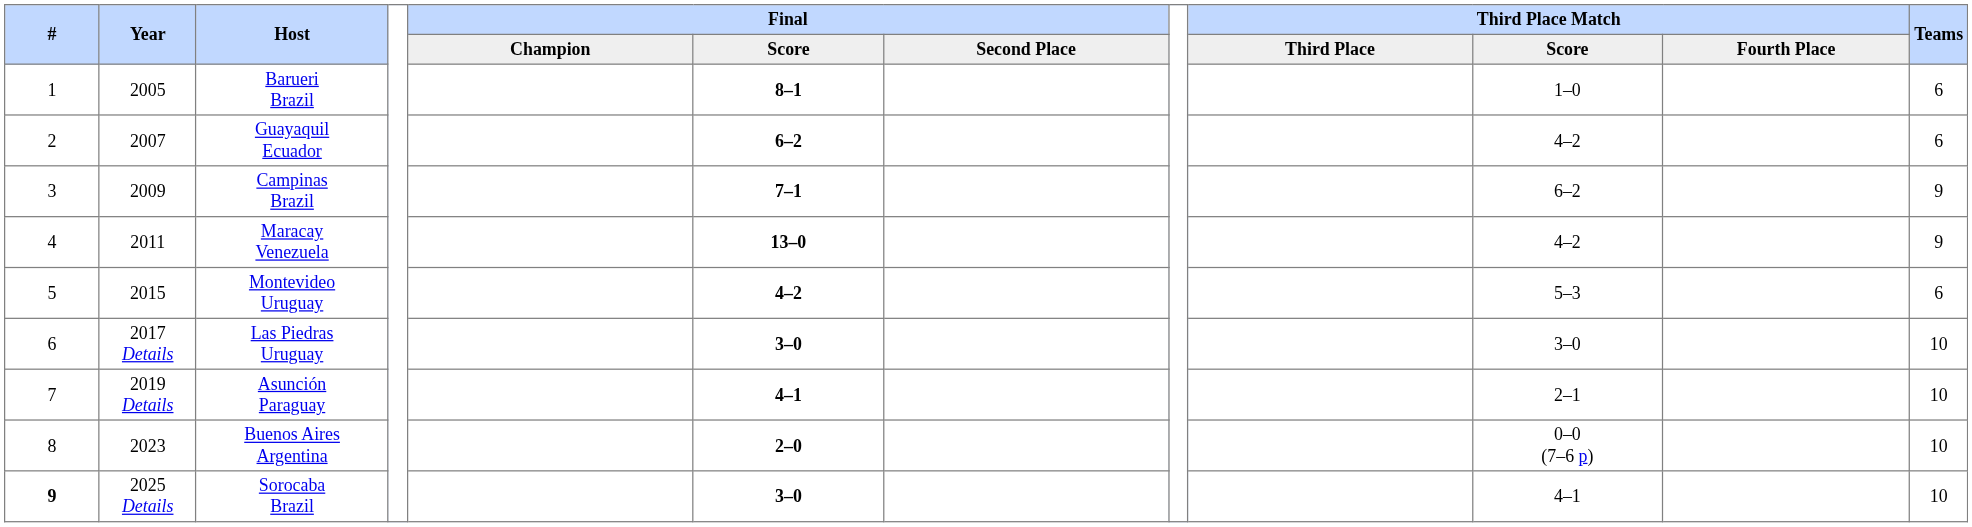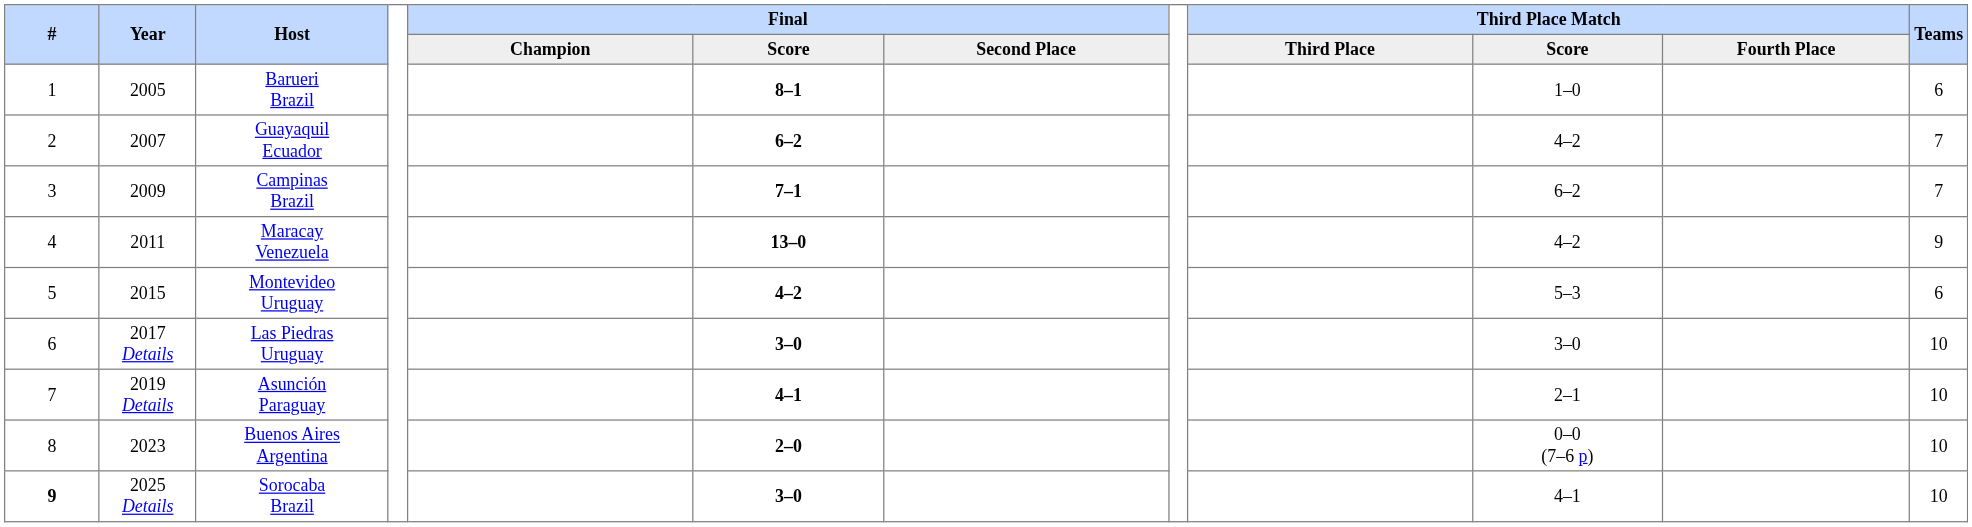(1939, 140) 6 -> (1939, 140) 7
(1939, 191) 9 -> (1939, 191) 7
